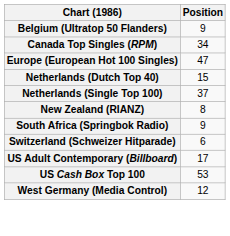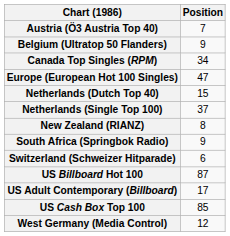+ row: (92, 28)
+ row: (92, 175)
(203, 175) 53 -> (203, 207) 85
